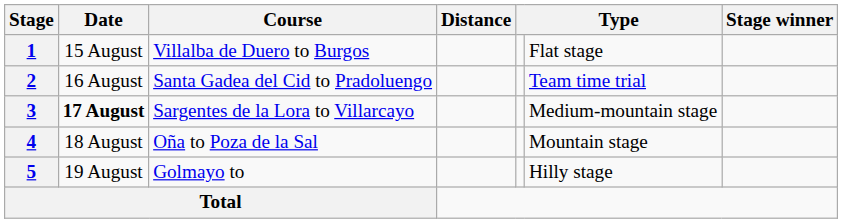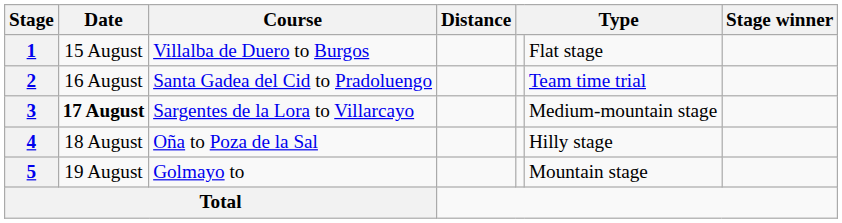(588, 141) Mountain stage -> (571, 141) Hilly stage
(571, 171) Hilly stage -> (588, 171) Mountain stage
